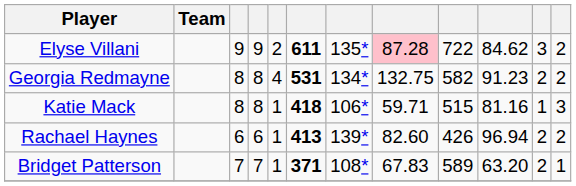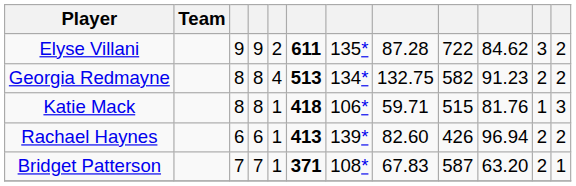(405, 48) pink background -> (405, 48) no background
(306, 78) 531 -> (306, 78) 513
(505, 107) 81.16 -> (505, 107) 81.76
(458, 166) 589 -> (458, 166) 587
